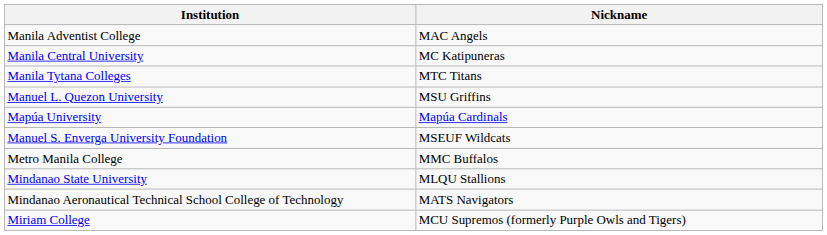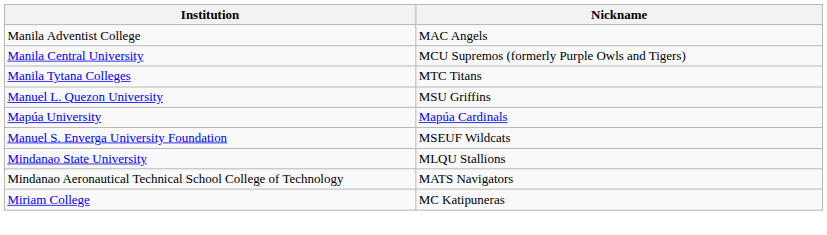(462, 55) MC Katipuneras -> (552, 55) MCU Supremos (formerly Purple Owls and Tigers)
- row: (65, 158)
(552, 220) MCU Supremos (formerly Purple Owls and Tigers) -> (462, 199) MC Katipuneras
